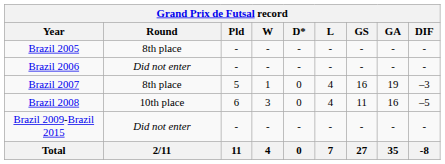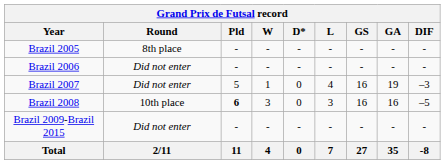(162, 85) 8th place -> (162, 85) Did not enter
(236, 102) normal -> (236, 102) bold
(330, 102) 4 -> (330, 102) 3
(362, 102) 11 -> (362, 102) 16
